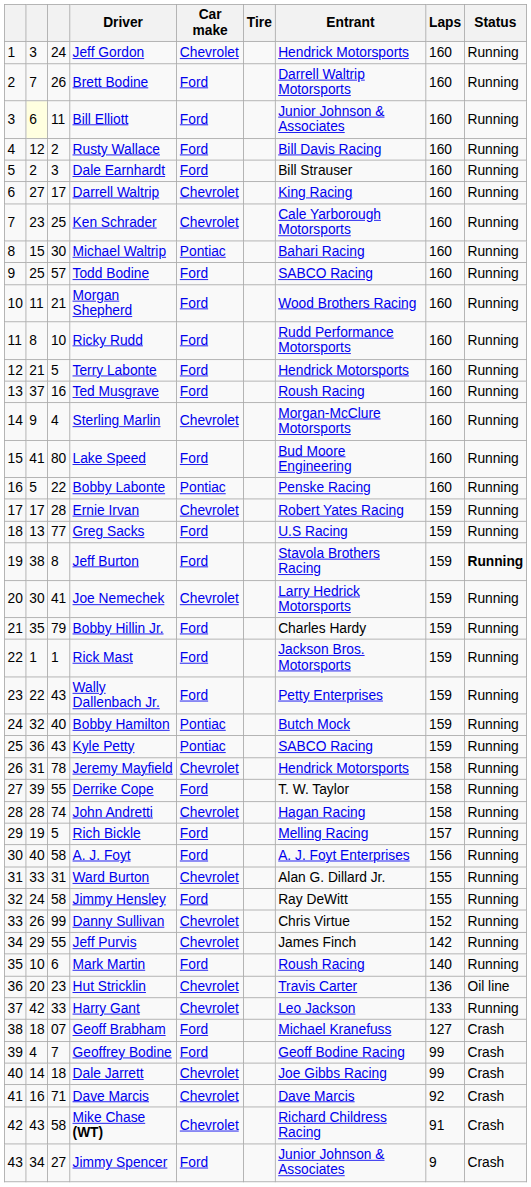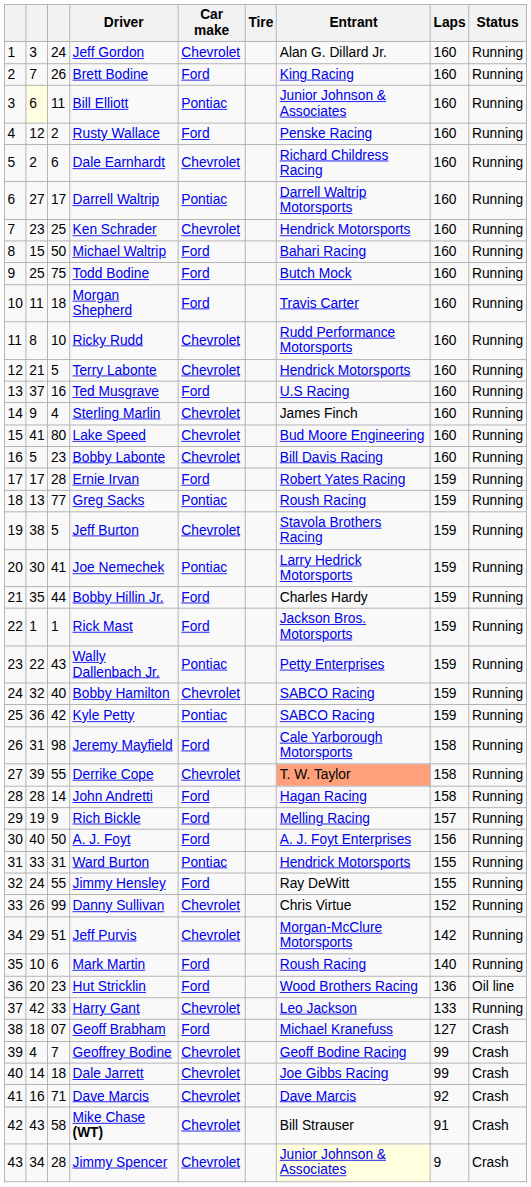(344, 52) Hendrick Motorsports -> (333, 52) Alan G. Dillard Jr.
(322, 82) Darrell Waltrip Motorsports -> (317, 74) King Racing
(194, 119) Ford -> (204, 104) Pontiac
(330, 149) Bill Davis Racing -> (326, 133) Penske Racing
(55, 170) 3 -> (55, 163) 6
(194, 170) Ford -> (211, 163) Chevrolet
(315, 170) Bill Strauser -> (334, 163) Richard Childress Racing
(209, 192) Chevrolet -> (204, 200) Pontiac
(315, 192) King Racing -> (323, 200) Darrell Waltrip Motorsports
(330, 222) Cale Yarborough Motorsports -> (345, 230) Hendrick Motorsports
(59, 251) 30 -> (59, 251) 50
(203, 251) Pontiac -> (195, 251) Ford
(59, 273) 57 -> (59, 273) 75
(326, 273) SABCO Racing -> (316, 273) Butch Mock
(59, 303) 21 -> (59, 303) 18
(347, 303) Wood Brothers Racing -> (319, 303) Travis Carter
(194, 340) Ford -> (211, 340) Chevrolet
(194, 370) Ford -> (211, 370) Chevrolet
(321, 391) Roush Racing -> (315, 391) U.S Racing
(329, 421) Morgan-McClure Motorsports -> (319, 413) James Finch
(194, 458) Ford -> (211, 435) Chevrolet
(59, 488) 22 -> (59, 457) 23
(203, 488) Pontiac -> (211, 457) Chevrolet
(324, 488) Penske Racing -> (331, 457) Bill Davis Racing
(209, 510) Chevrolet -> (195, 479) Ford
(194, 532) Ford -> (204, 501) Pontiac
(313, 532) U.S Racing -> (323, 501) Roush Racing
(55, 561) 8 -> (55, 530) 5
(194, 561) Ford -> (211, 530) Chevrolet
(495, 561) bold -> (498, 530) normal
(209, 598) Chevrolet -> (204, 567) Pontiac
(59, 628) 79 -> (59, 597) 44
(194, 695) Ford -> (204, 664) Pontiac
(203, 724) Pontiac -> (211, 693) Chevrolet
(314, 724) Butch Mock -> (327, 693) SABCO Racing
(59, 746) 43 -> (59, 715) 42
(59, 768) 78 -> (59, 745) 98
(209, 768) Chevrolet -> (195, 745) Ford
(344, 768) Hendrick Motorsports -> (331, 745) Cale Yarborough Motorsports
(194, 790) Ford -> (211, 774) Chevrolet
(314, 790) no background -> (315, 774) lightsalmon background
(59, 812) 74 -> (59, 796) 14
(209, 812) Chevrolet -> (195, 796) Ford
(55, 834) 5 -> (55, 818) 9
(59, 855) 58 -> (59, 840) 50
(209, 877) Chevrolet -> (204, 862) Pontiac
(332, 877) Alan G. Dillard Jr. -> (345, 862) Hendrick Motorsports
(59, 899) 58 -> (59, 884) 55
(59, 943) 55 -> (59, 935) 51
(317, 943) James Finch -> (331, 935) Morgan-McClure Motorsports
(209, 986) Chevrolet -> (195, 986) Ford
(318, 986) Travis Carter -> (349, 986) Wood Brothers Racing
(194, 1052) Ford -> (211, 1052) Chevrolet
(332, 1125) Richard Childress Racing -> (317, 1125) Bill Strauser
(59, 1162) 27 -> (59, 1162) 28
(194, 1162) Ford -> (211, 1162) Chevrolet
(331, 1162) no background -> (333, 1162) lightyellow background
